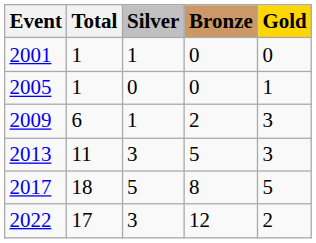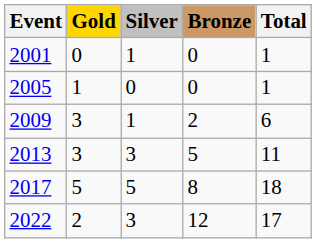columns swapped: (285, 21) <-> (94, 21)
